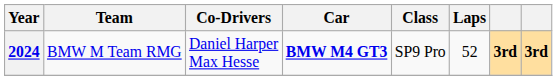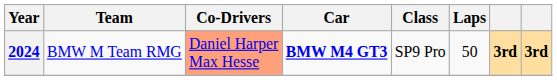(234, 52) no background -> (234, 52) lightsalmon background
(470, 52) 52 -> (470, 52) 50
